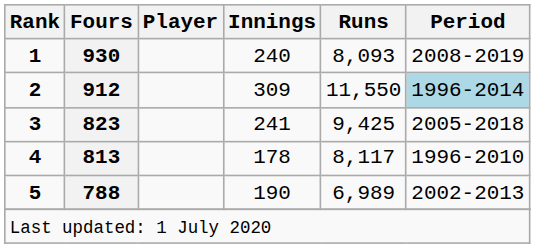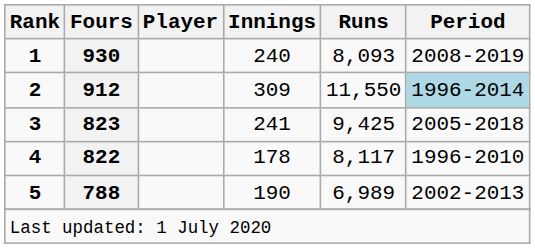(101, 158) 813 -> (101, 158) 822
